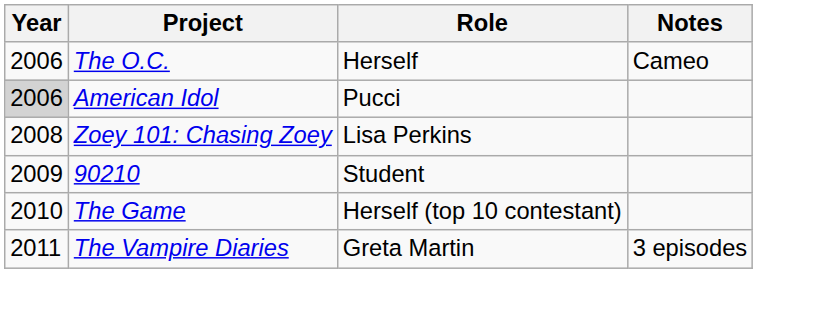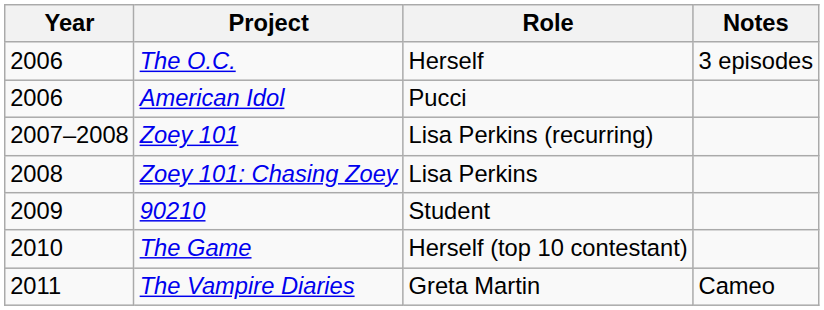(671, 60) Cameo -> (756, 60) 3 episodes
(37, 98) lightgrey background -> (37, 98) no background
+ row: (189, 135)
(690, 248) 3 episodes -> (737, 286) Cameo
